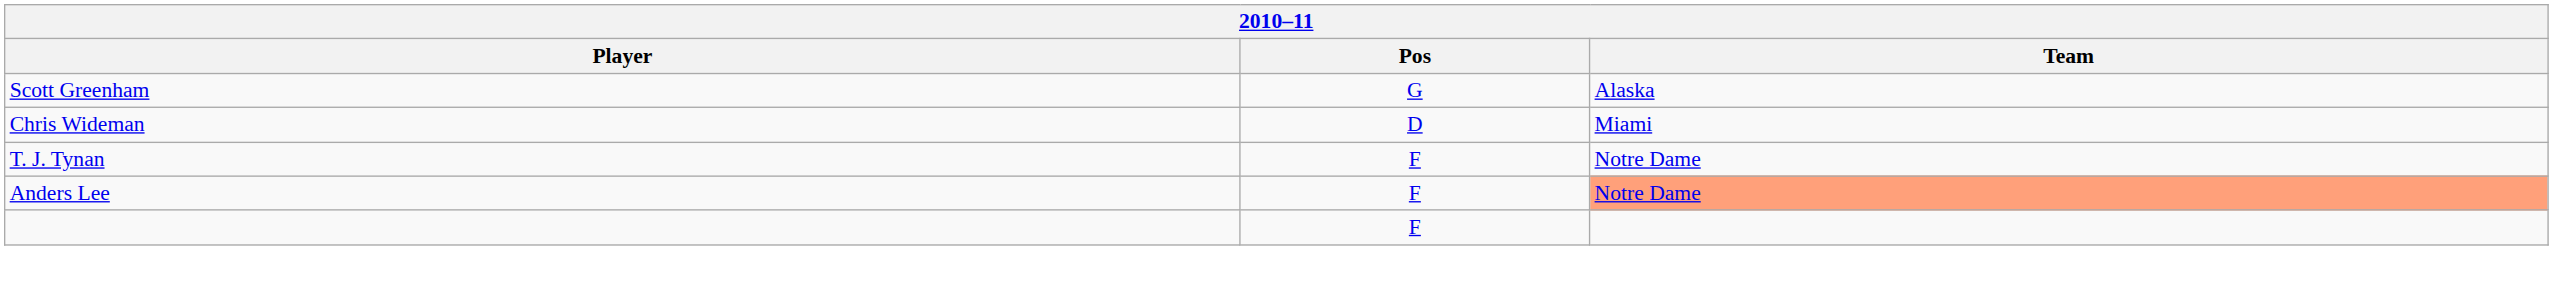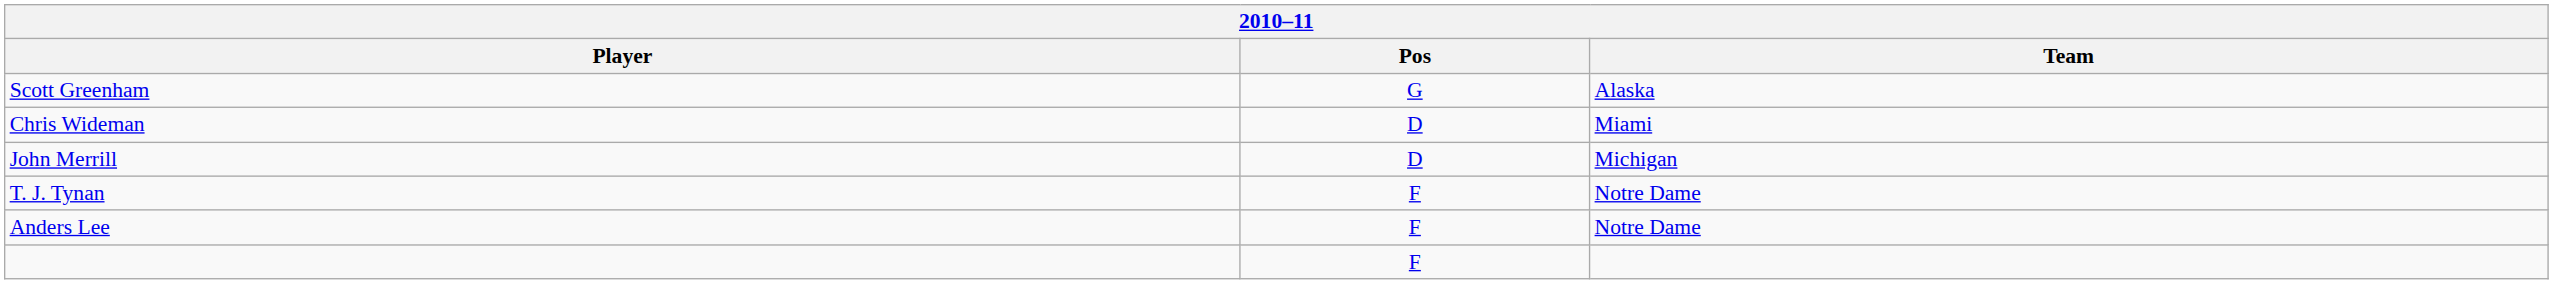+ row: (63, 158)
(1648, 192) lightsalmon background -> (1648, 227) no background
